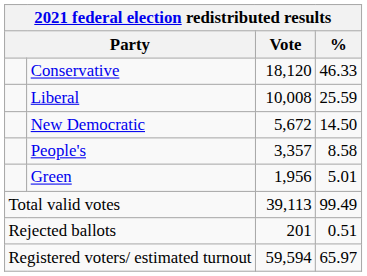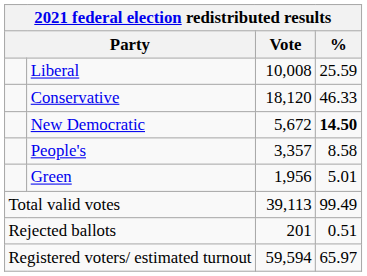rows swapped: (75, 71) <-> (55, 97)
(338, 124) normal -> (338, 124) bold
